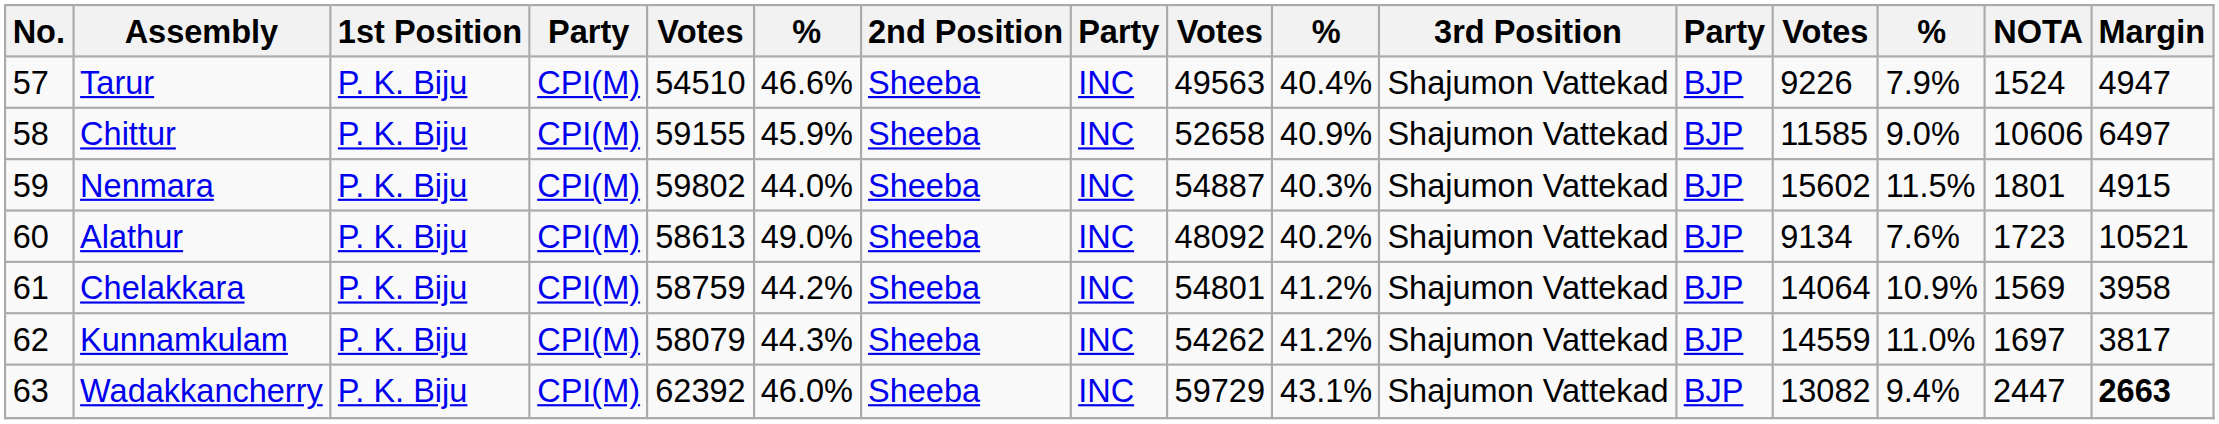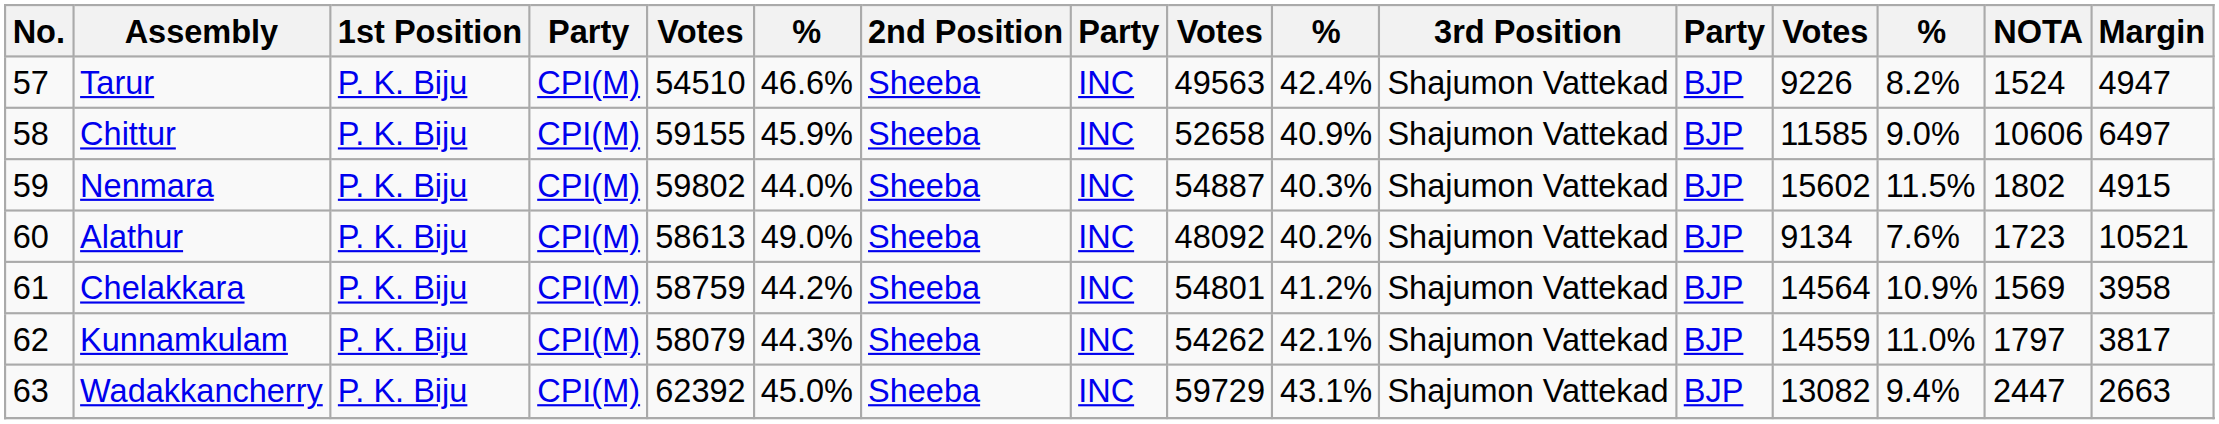(1326, 82) 40.4% -> (1326, 82) 42.4%
(1923, 82) 7.9% -> (1923, 82) 8.2%
(2029, 185) 1801 -> (2029, 185) 1802
(1825, 288) 14064 -> (1825, 288) 14564
(1326, 340) 41.2% -> (1326, 340) 42.1%
(2029, 340) 1697 -> (2029, 340) 1797
(807, 391) 46.0% -> (807, 391) 45.0%
(2135, 391) bold -> (2135, 391) normal
